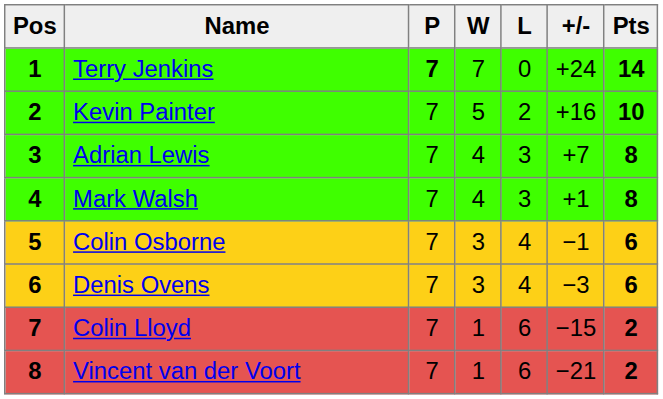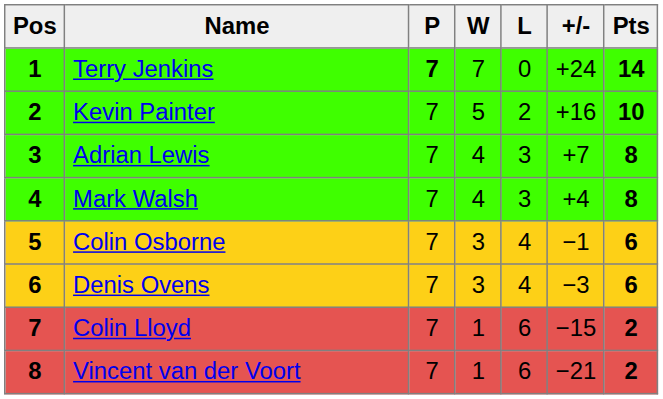(576, 198) +1 -> (576, 198) +4
